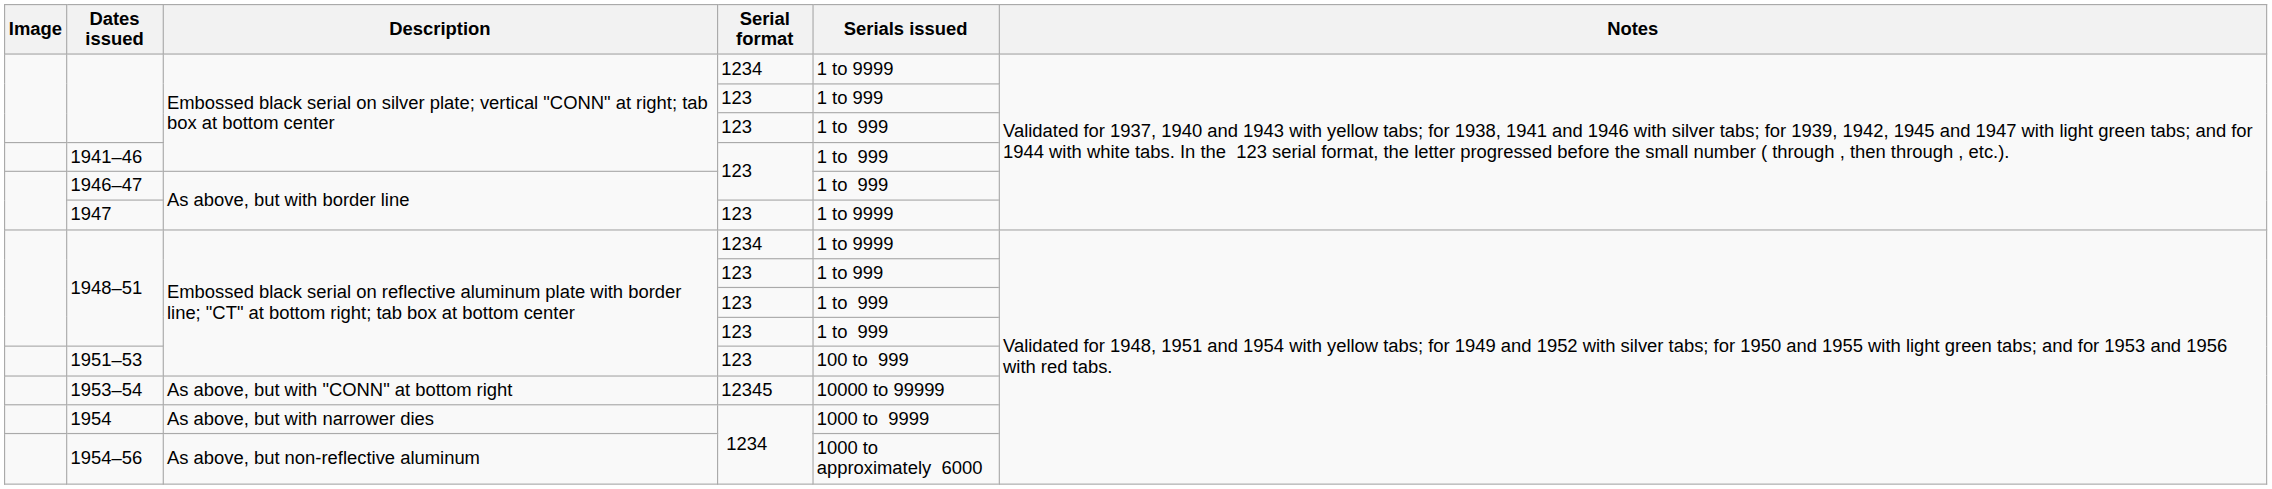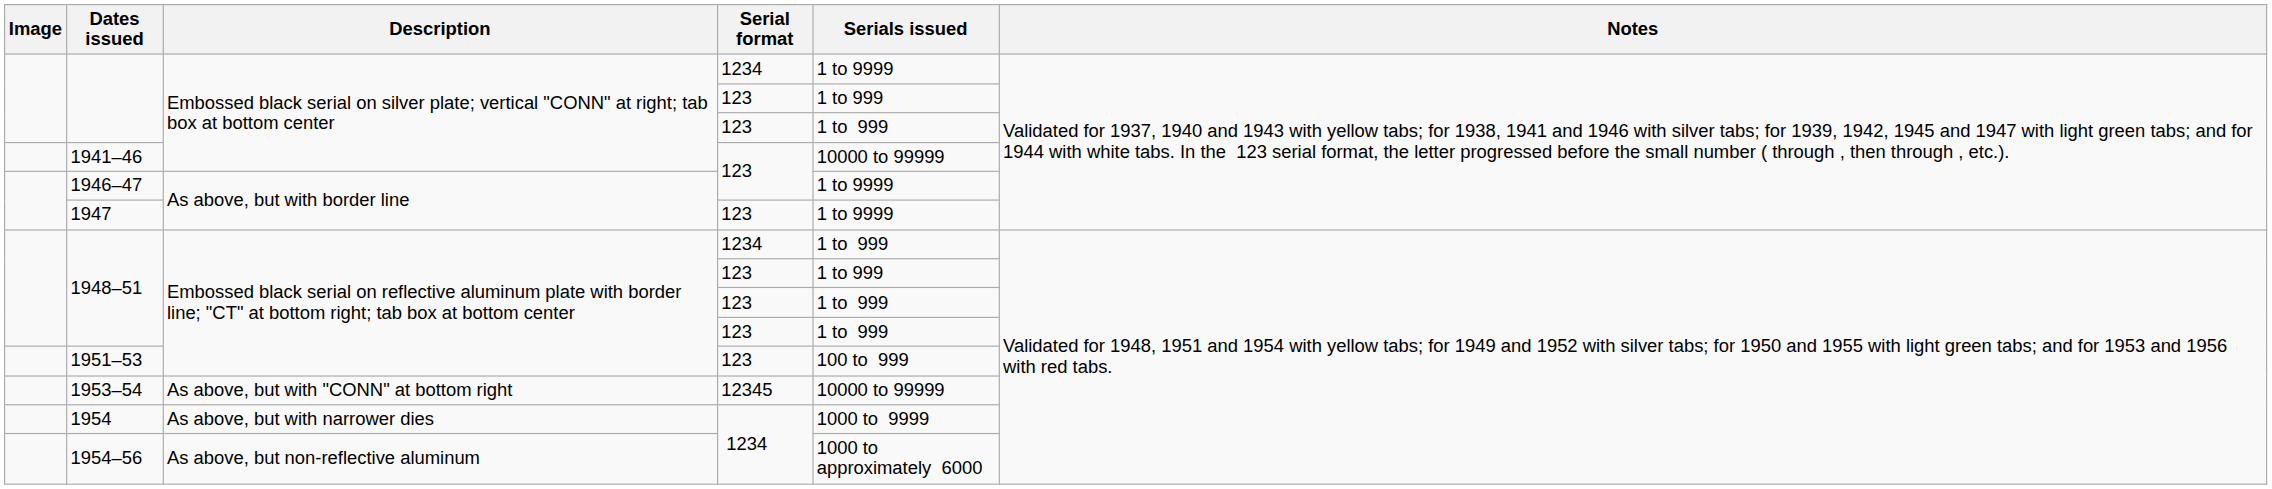(853, 156) 1 to 999 -> (881, 156) 10000 to 99999
(853, 185) 1 to 999 -> (855, 185) 1 to 9999
(855, 244) 1 to 9999 -> (853, 244) 1 to 999
